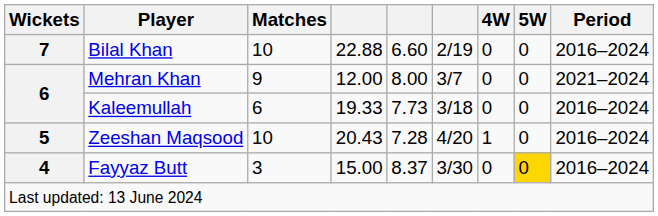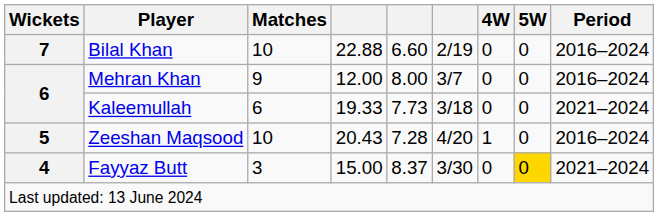(602, 79) 2021–2024 -> (602, 79) 2016–2024
(602, 109) 2016–2024 -> (602, 109) 2021–2024
(602, 168) 2016–2024 -> (602, 168) 2021–2024
